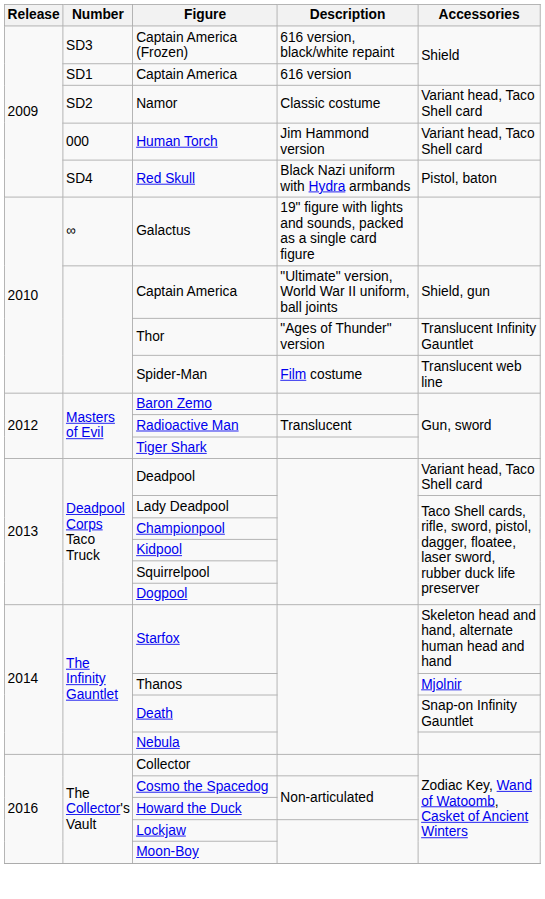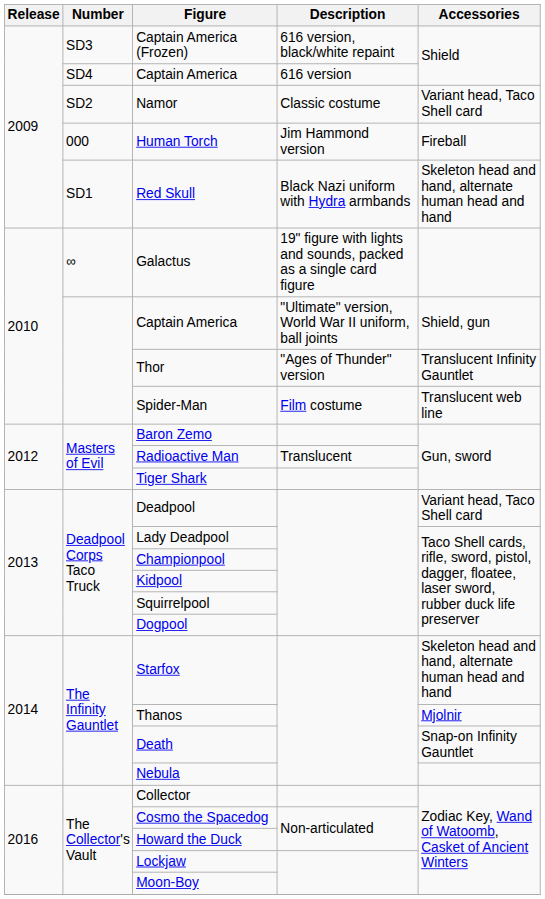(79, 74) SD1 -> (79, 74) SD4
(478, 141) Variant head, Taco Shell card -> (444, 141) Fireball
(79, 178) SD4 -> (79, 194) SD1
(459, 178) Pistol, baton -> (479, 194) Skeleton head and hand, alternate human head and hand
